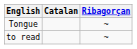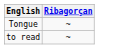- column: (61, 11)
